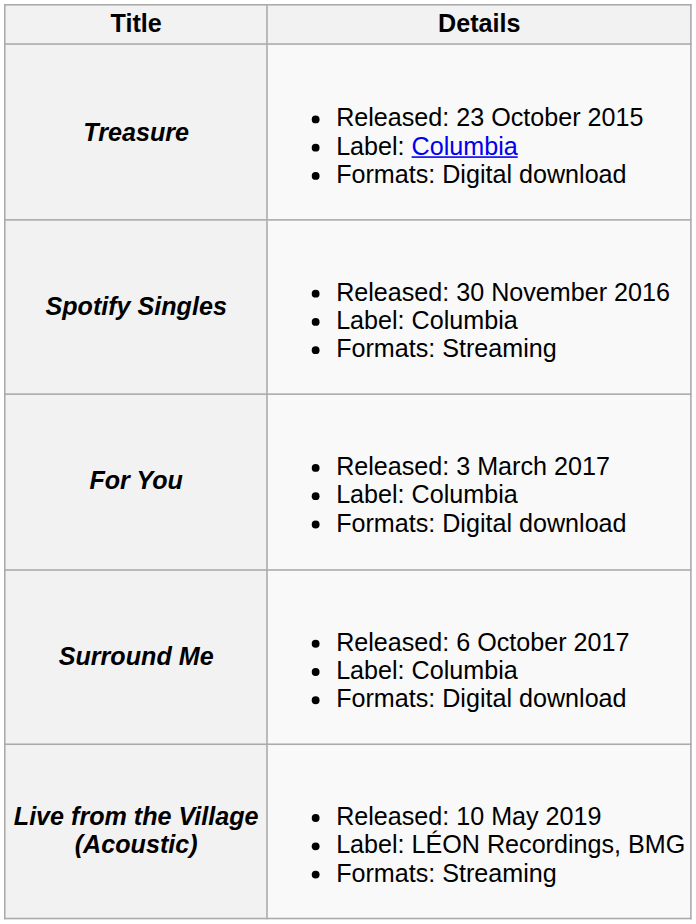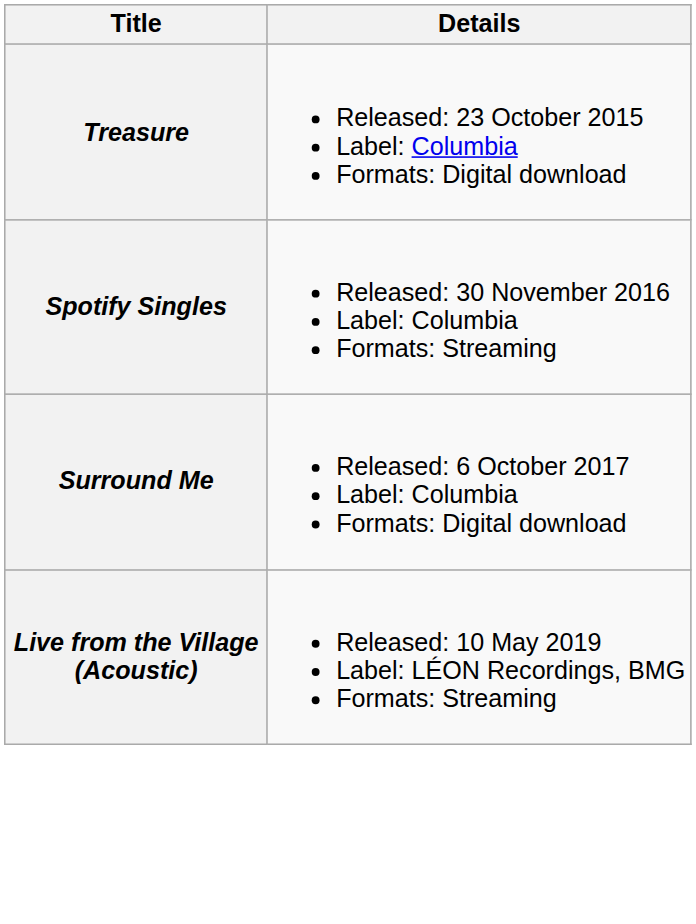- row: (136, 481)
